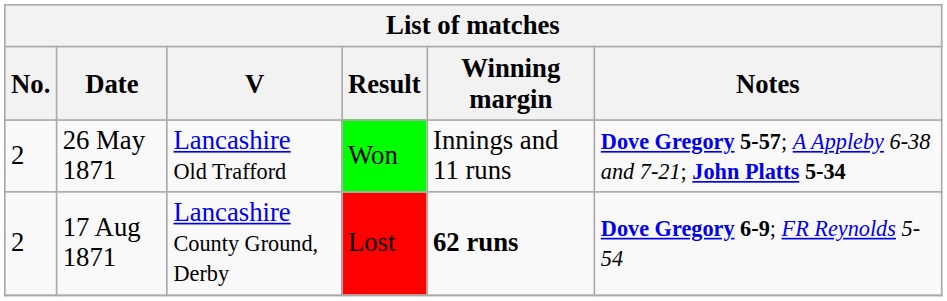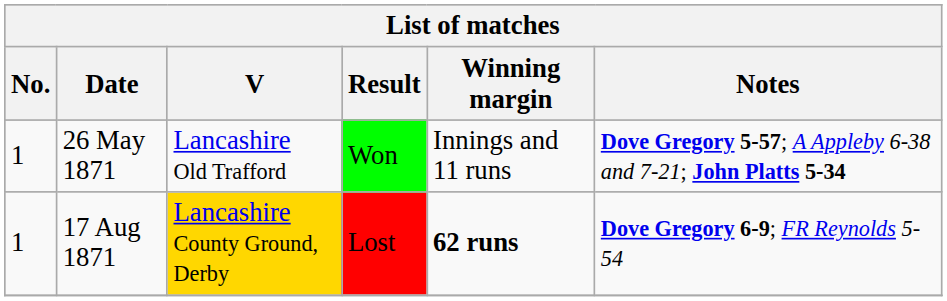(18, 155) 2 -> (18, 155) 1
(18, 242) 2 -> (18, 242) 1
(246, 242) no background -> (246, 242) gold background
